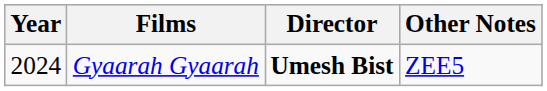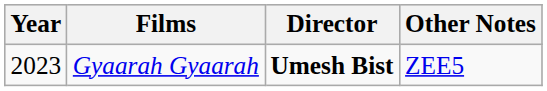(36, 64) 2024 -> (36, 64) 2023
